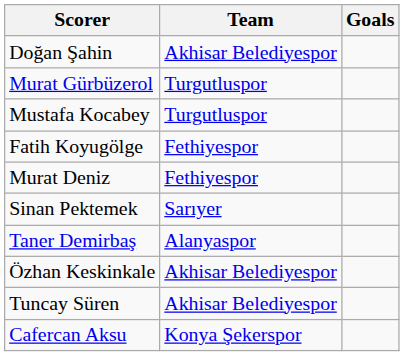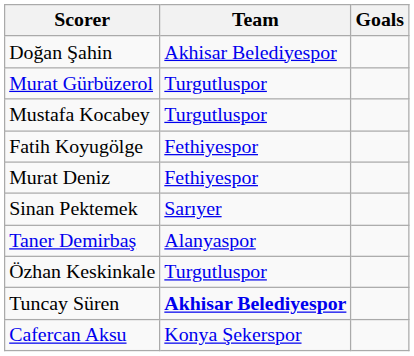(251, 271) Akhisar Belediyespor -> (216, 271) Turgutluspor
(251, 303) normal -> (255, 303) bold
